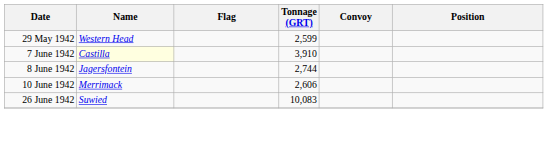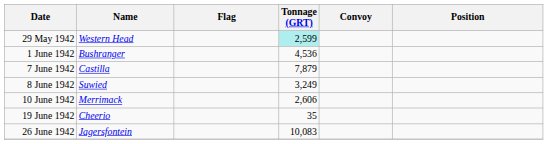(306, 38) no background -> (306, 38) paleturquoise background
+ row: (51, 54)
(94, 54) lightyellow background -> (94, 69) no background
(306, 54) 3,910 -> (306, 69) 7,879
(105, 69) Jagersfontein -> (93, 85) Suwied
(306, 69) 2,744 -> (306, 85) 3,249
+ row: (48, 116)
(93, 100) Suwied -> (105, 131) Jagersfontein
